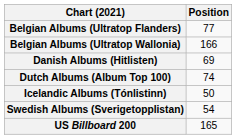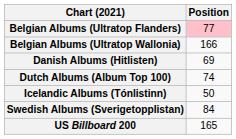(209, 28) no background -> (209, 28) pink background
(209, 110) 54 -> (209, 110) 84
